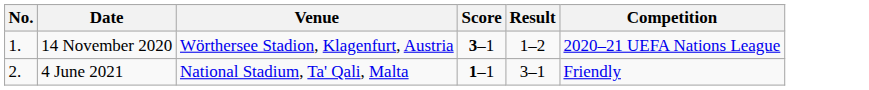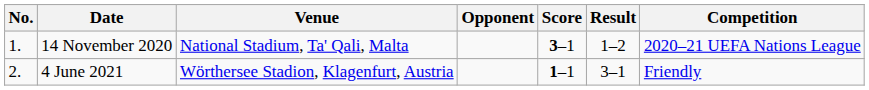+ column: (498, 17)
(317, 44) Wörthersee Stadion, Klagenfurt, Austria -> (294, 44) National Stadium, Ta' Qali, Malta
(294, 71) National Stadium, Ta' Qali, Malta -> (317, 71) Wörthersee Stadion, Klagenfurt, Austria
